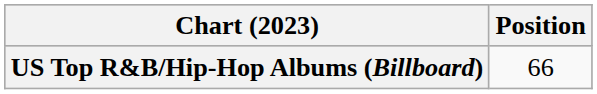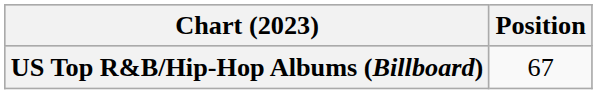(541, 66) 66 -> (541, 66) 67
